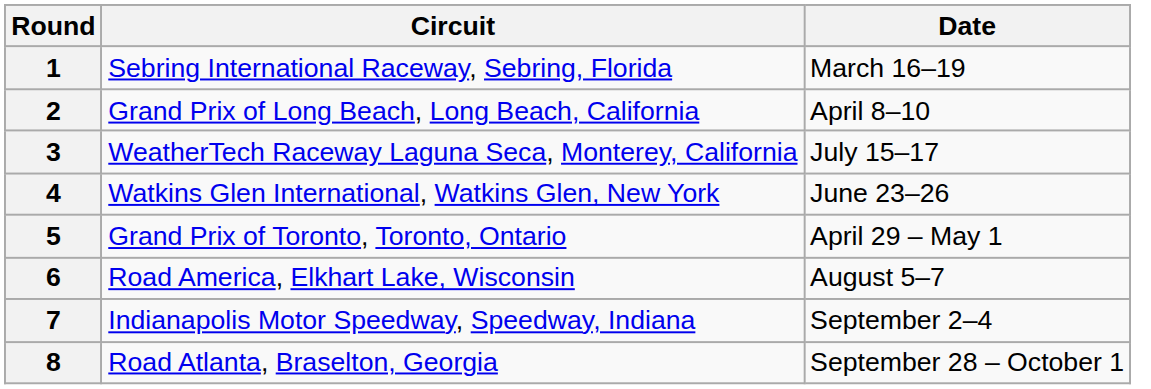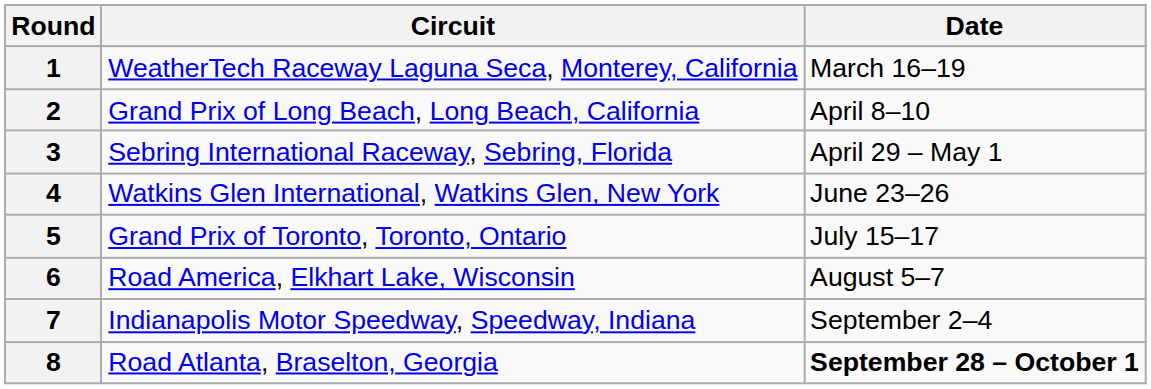(390, 68) Sebring International Raceway, Sebring, Florida -> (453, 68) WeatherTech Raceway Laguna Seca, Monterey, California
(453, 152) WeatherTech Raceway Laguna Seca, Monterey, California -> (390, 152) Sebring International Raceway, Sebring, Florida
(875, 152) July 15–17 -> (906, 152) April 29 – May 1
(906, 236) April 29 – May 1 -> (875, 236) July 15–17
(967, 362) normal -> (974, 362) bold
